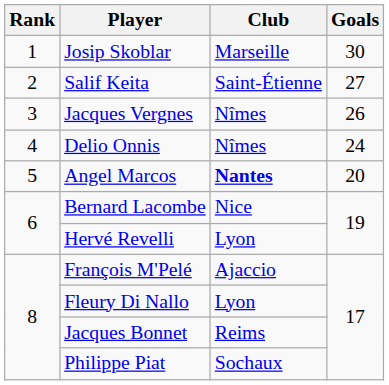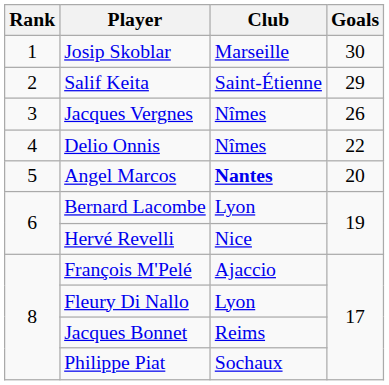(355, 82) 27 -> (355, 82) 29
(355, 144) 24 -> (355, 144) 22
(233, 207) Nice -> (235, 207) Lyon
(235, 238) Lyon -> (233, 238) Nice
